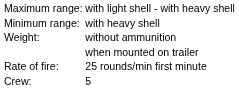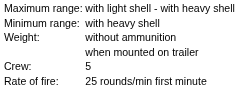rows swapped: (31, 67) <-> (18, 81)
